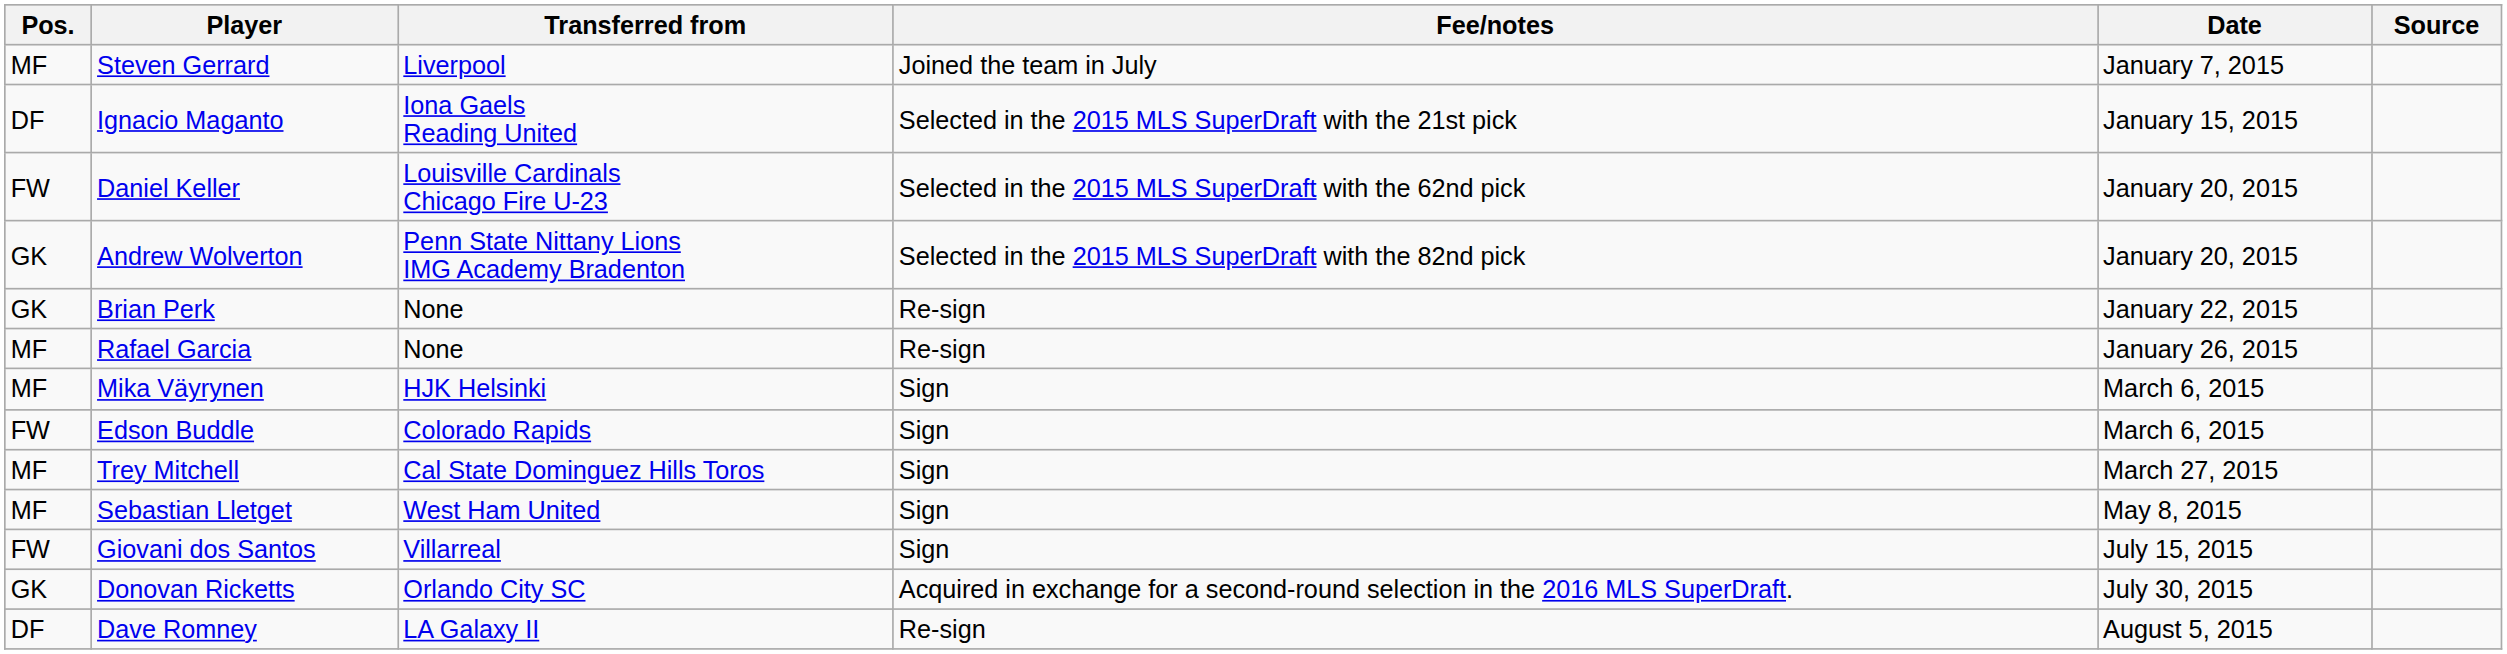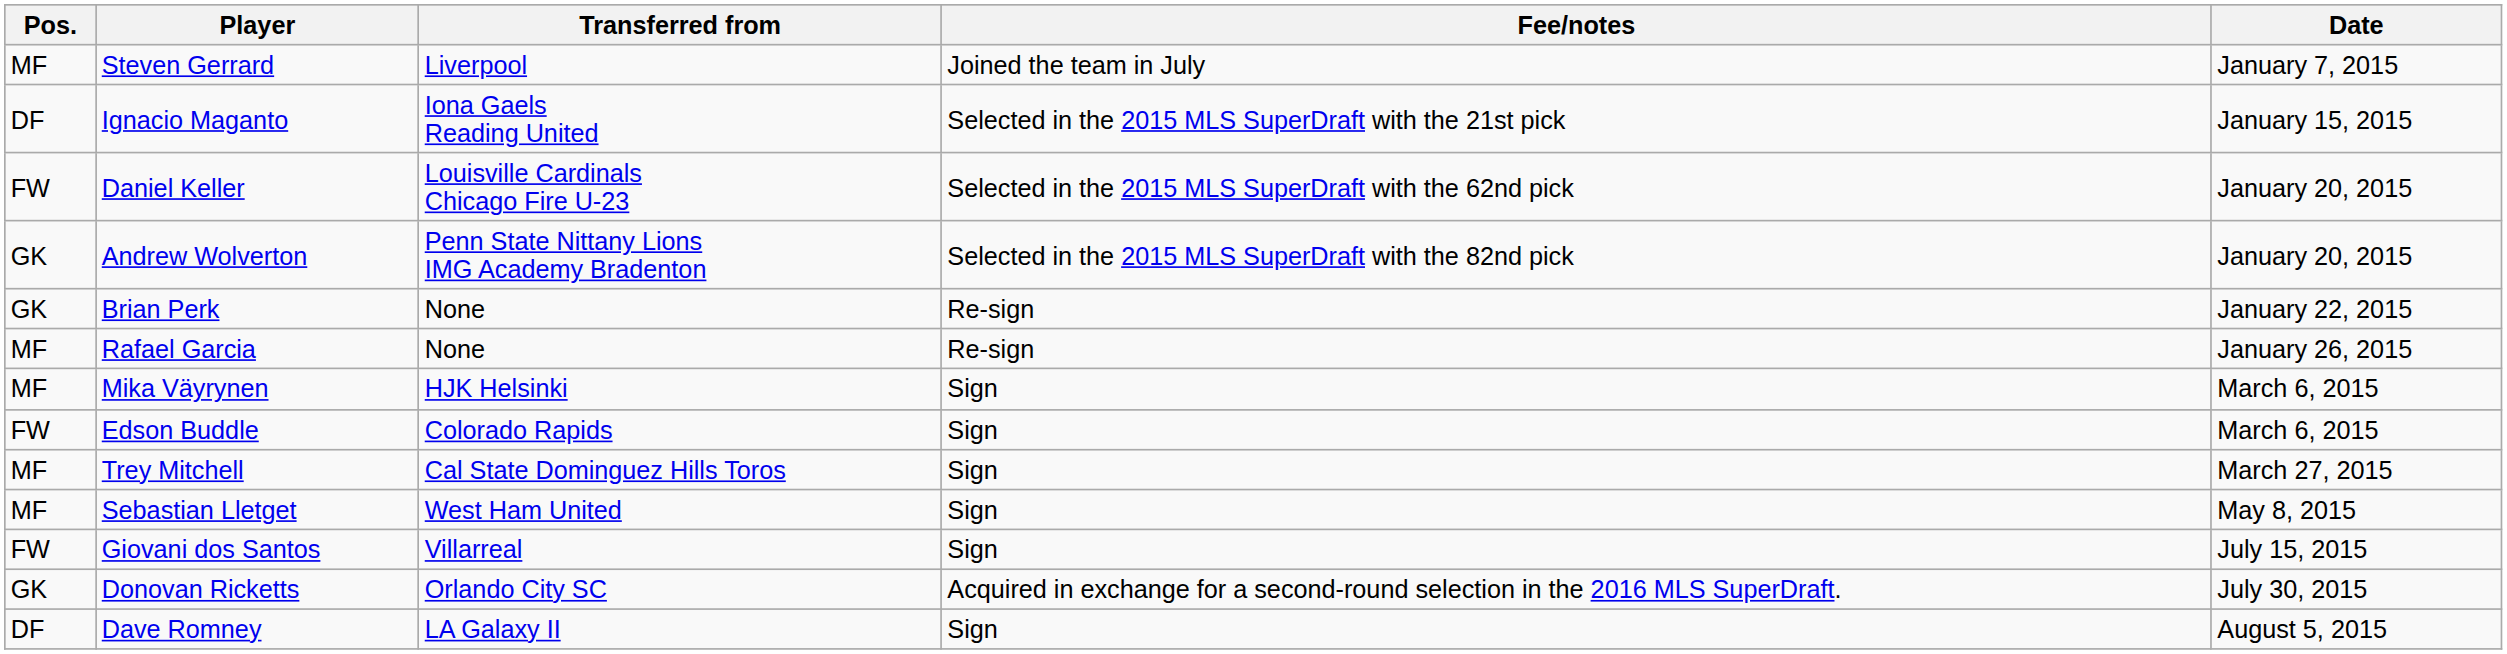- column: (2436, 25)
(942, 629) Re-sign -> (973, 629) Sign
